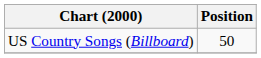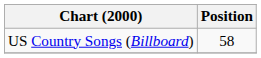(227, 40) 50 -> (227, 40) 58
